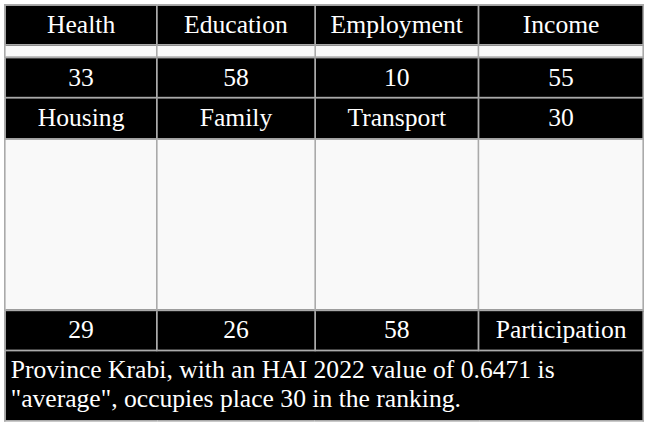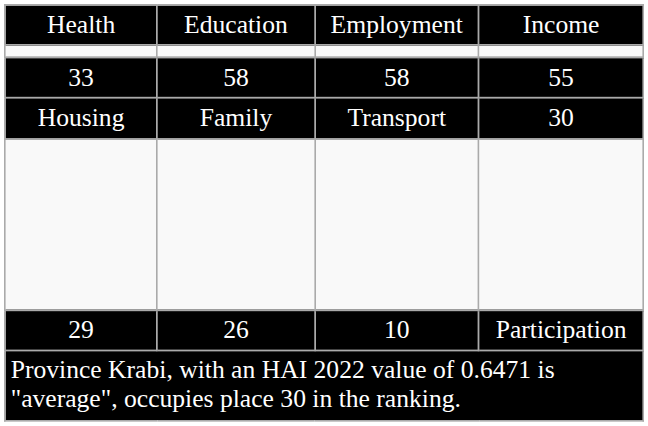(397, 77) 10 -> (397, 77) 58
(397, 330) 58 -> (397, 330) 10
